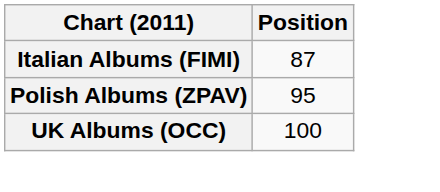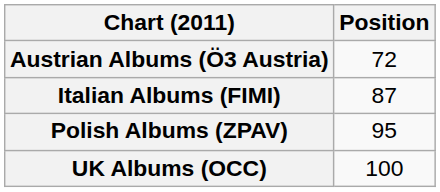+ row: (169, 58)
